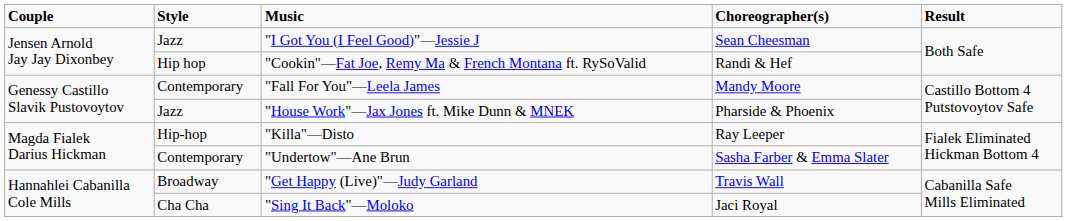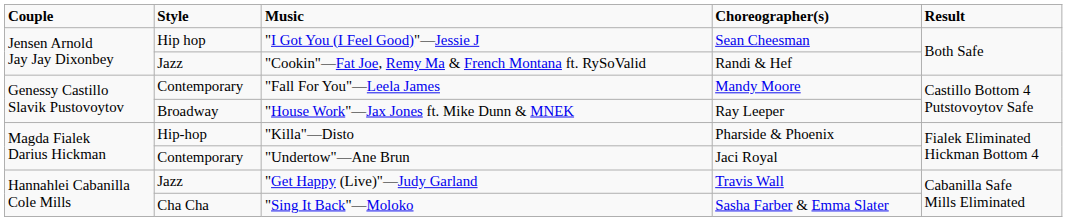(170, 39) Jazz -> (181, 39) Hip hop
(181, 63) Hip hop -> (170, 63) Jazz
(170, 110) Jazz -> (188, 110) Broadway
(775, 110) Pharside & Phoenix -> (750, 110) Ray Leeper
(750, 134) Ray Leeper -> (775, 134) Pharside & Phoenix
(802, 157) Sasha Farber & Emma Slater -> (746, 157) Jaci Royal
(188, 181) Broadway -> (170, 181) Jazz
(746, 205) Jaci Royal -> (802, 205) Sasha Farber & Emma Slater
